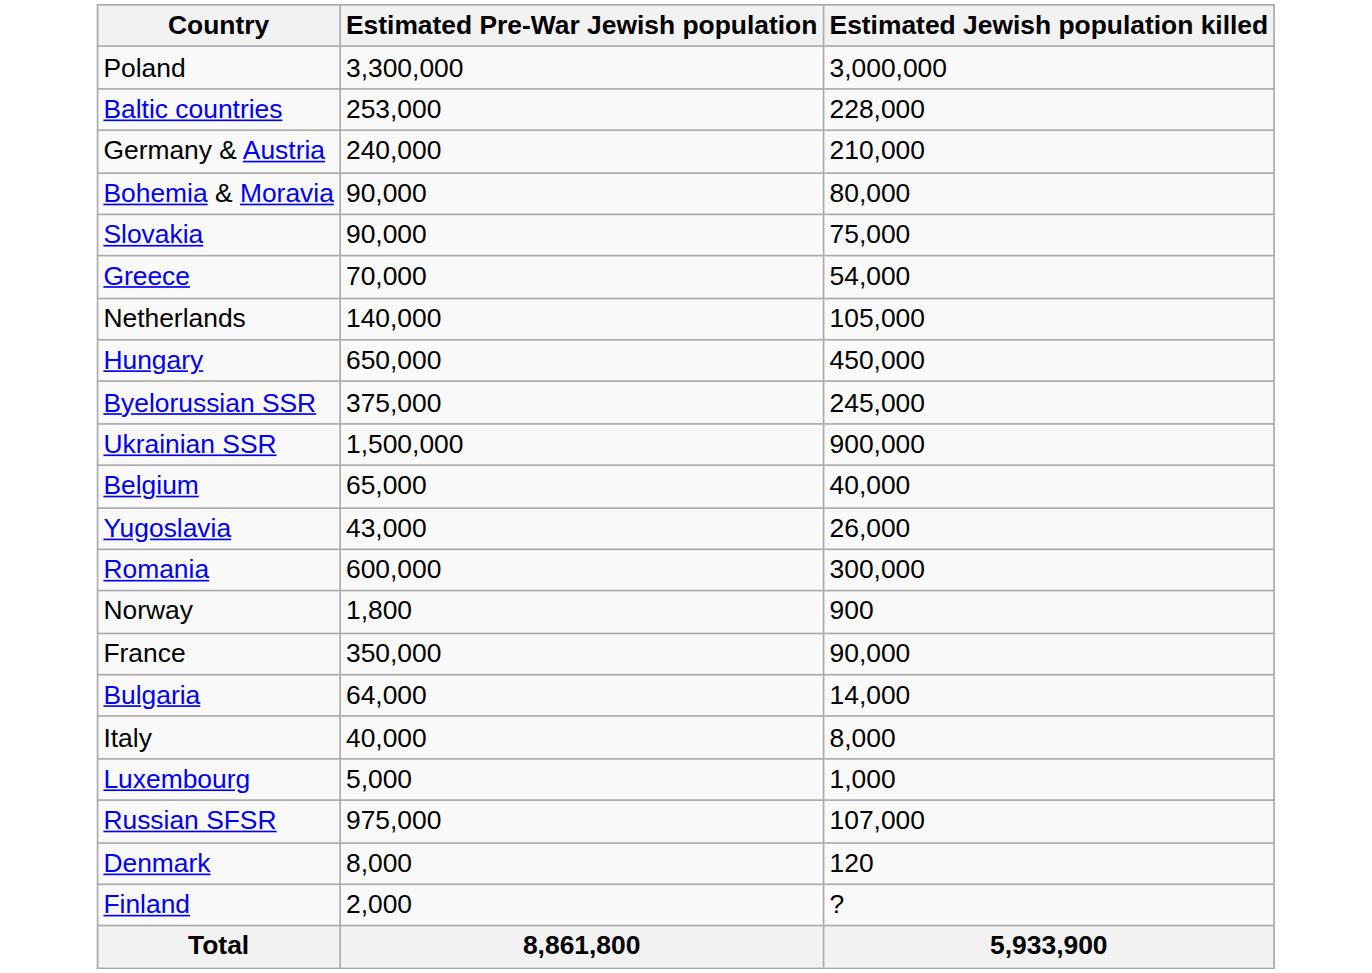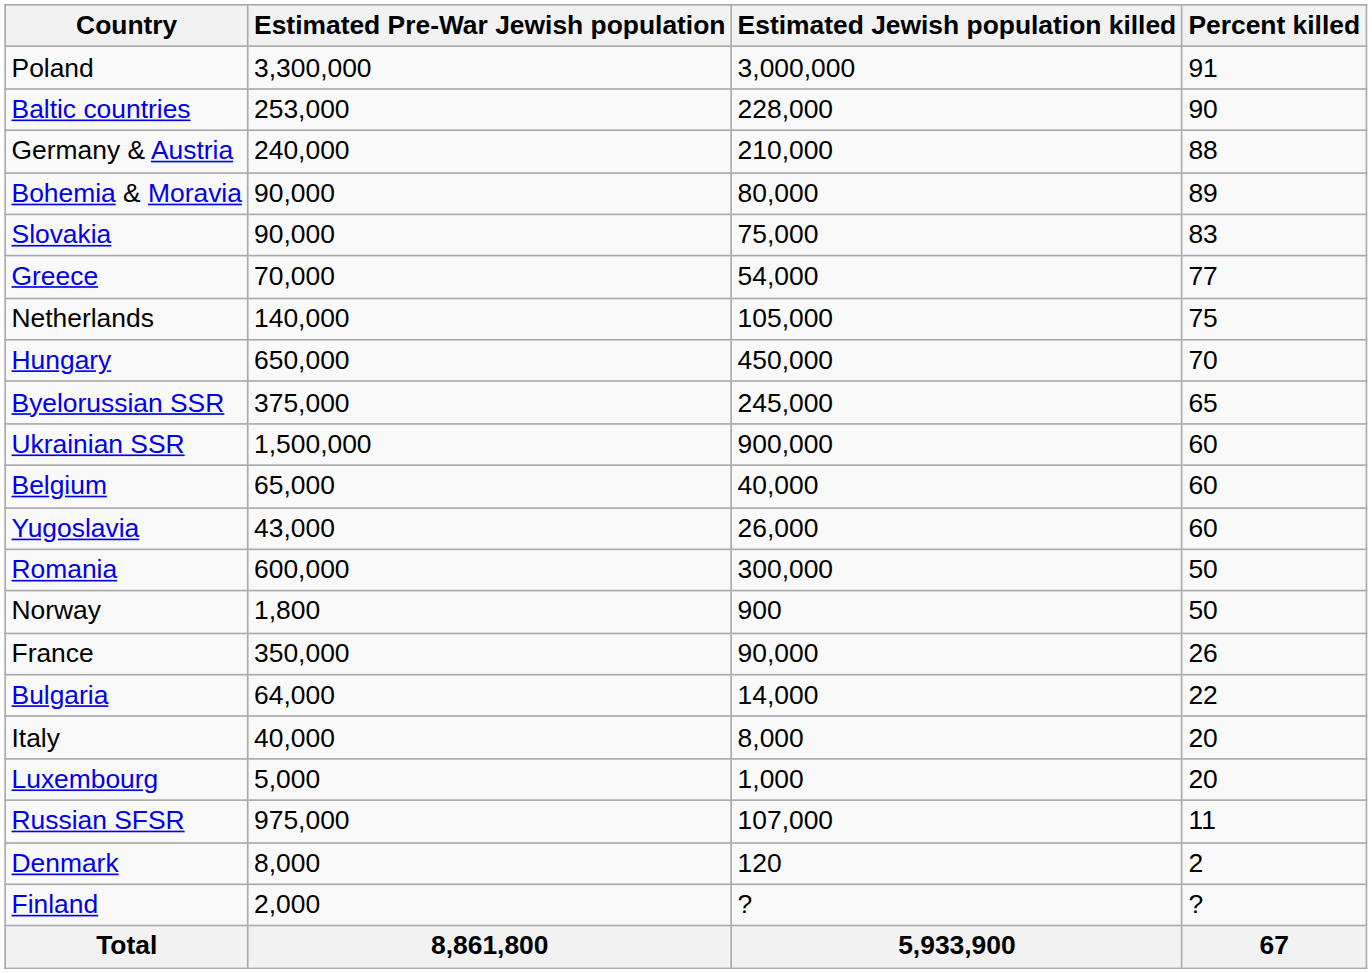+ column: (1274, 25)
